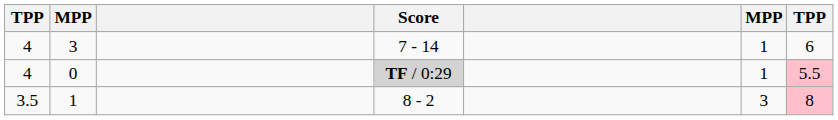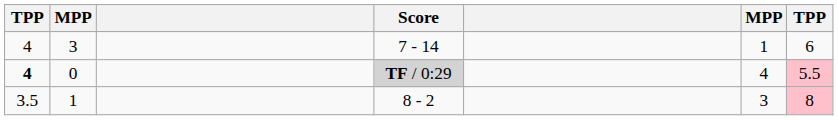(27, 73) normal -> (27, 73) bold
(764, 73) 1 -> (764, 73) 4
